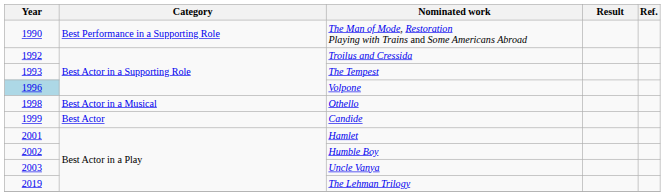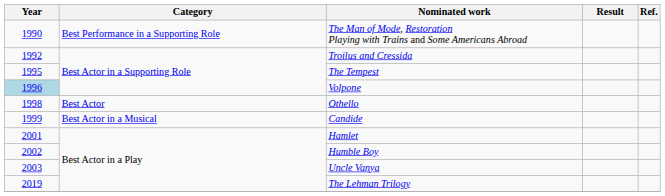(32, 71) 1993 -> (32, 71) 1995
(109, 103) Best Actor in a Musical -> (83, 103) Best Actor
(83, 119) Best Actor -> (109, 119) Best Actor in a Musical
